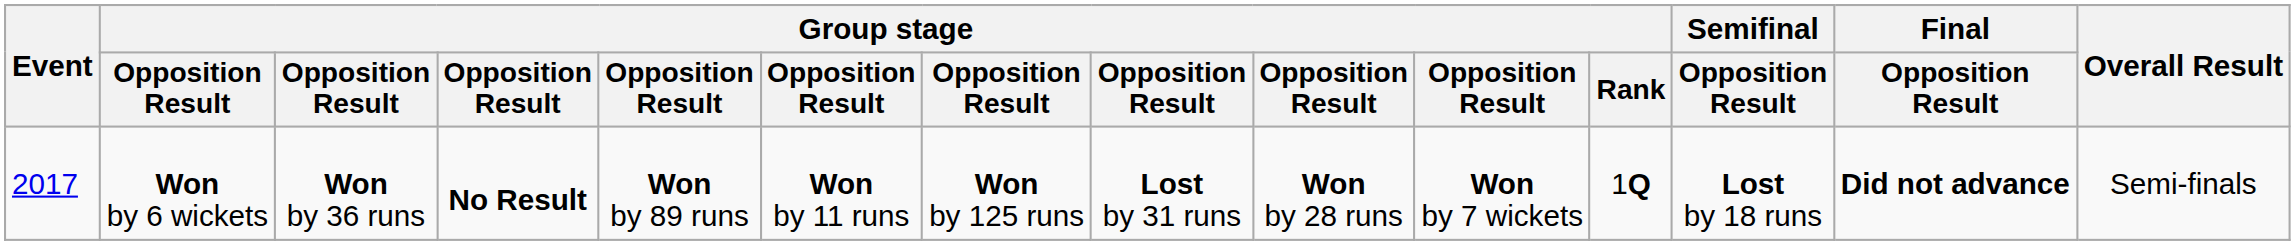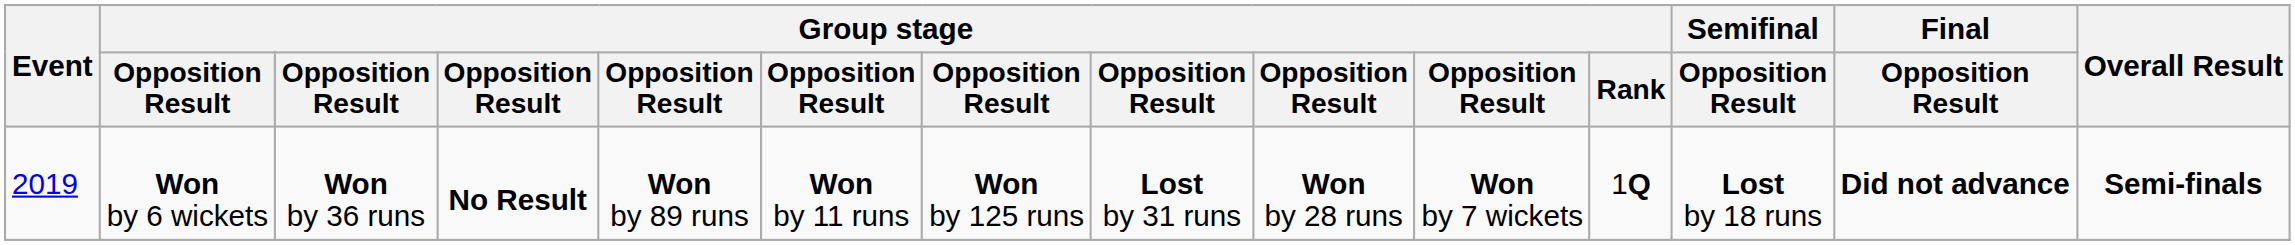(45, 184) 2017 -> (45, 184) 2019
(2183, 184) normal -> (2183, 184) bold
